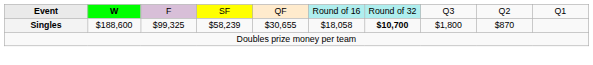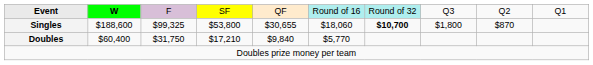(225, 26) $58,239 -> (225, 26) $53,800
(337, 26) $18,058 -> (337, 26) $18,060
+ row: (46, 39)
